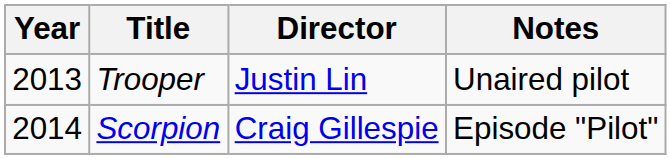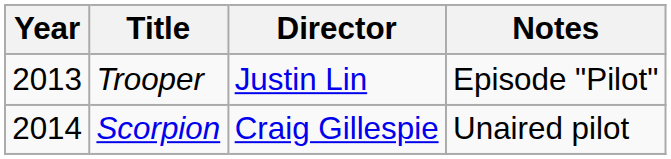(541, 79) Unaired pilot -> (556, 79) Episode "Pilot"
(556, 128) Episode "Pilot" -> (541, 128) Unaired pilot
